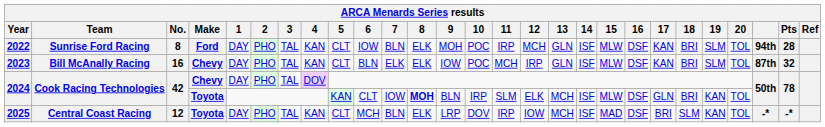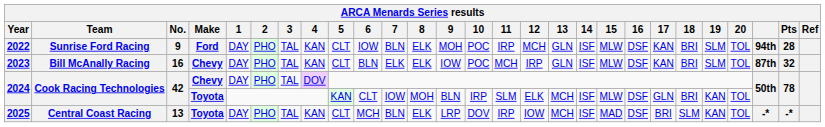(178, 46) 8 -> (178, 46) 9
(422, 97) bold -> (422, 97) normal
(178, 114) 12 -> (178, 114) 13
